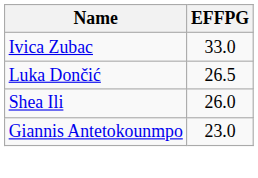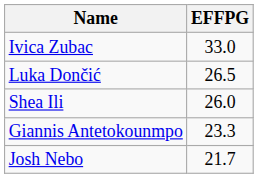(220, 131) 23.0 -> (220, 131) 23.3
+ row: (46, 159)
